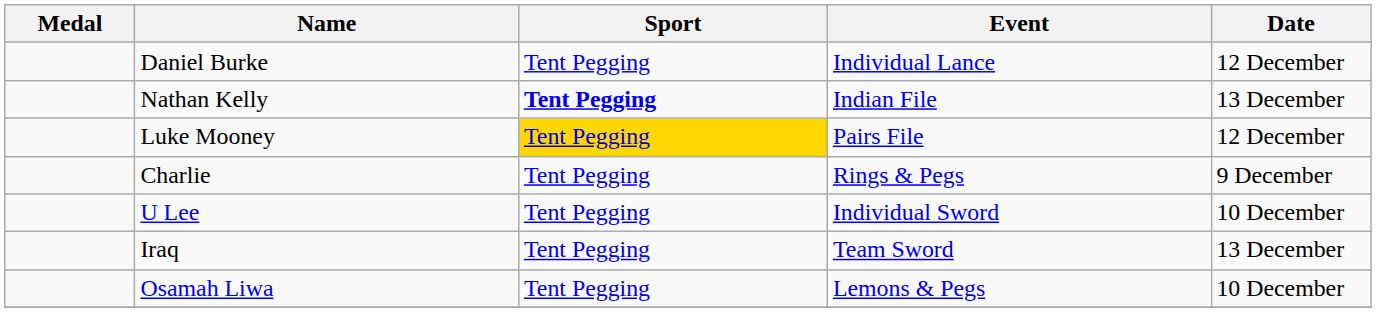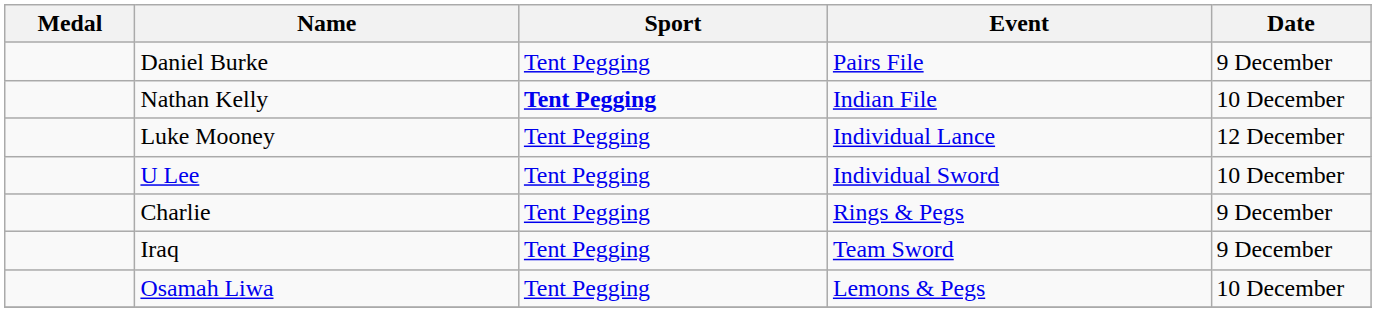(914, 61) Individual Lance -> (878, 61) Pairs File
(1280, 61) 12 December -> (1274, 61) 9 December
(1280, 99) 13 December -> (1280, 99) 10 December
(587, 136) gold background -> (587, 136) no background
(878, 136) Pairs File -> (914, 136) Individual Lance
rows swapped: (170, 212) <-> (176, 174)
(1280, 250) 13 December -> (1274, 250) 9 December
